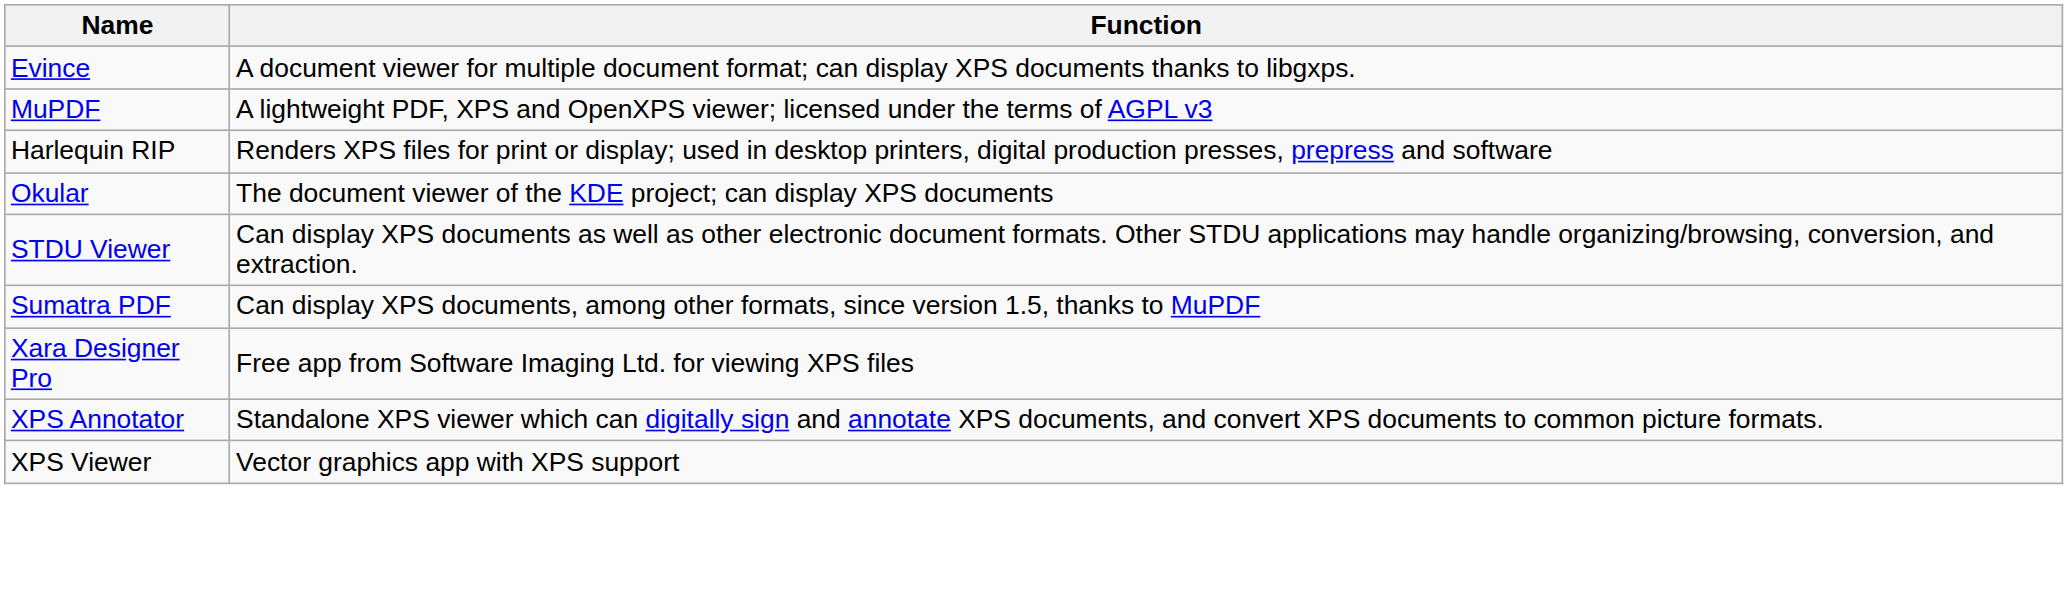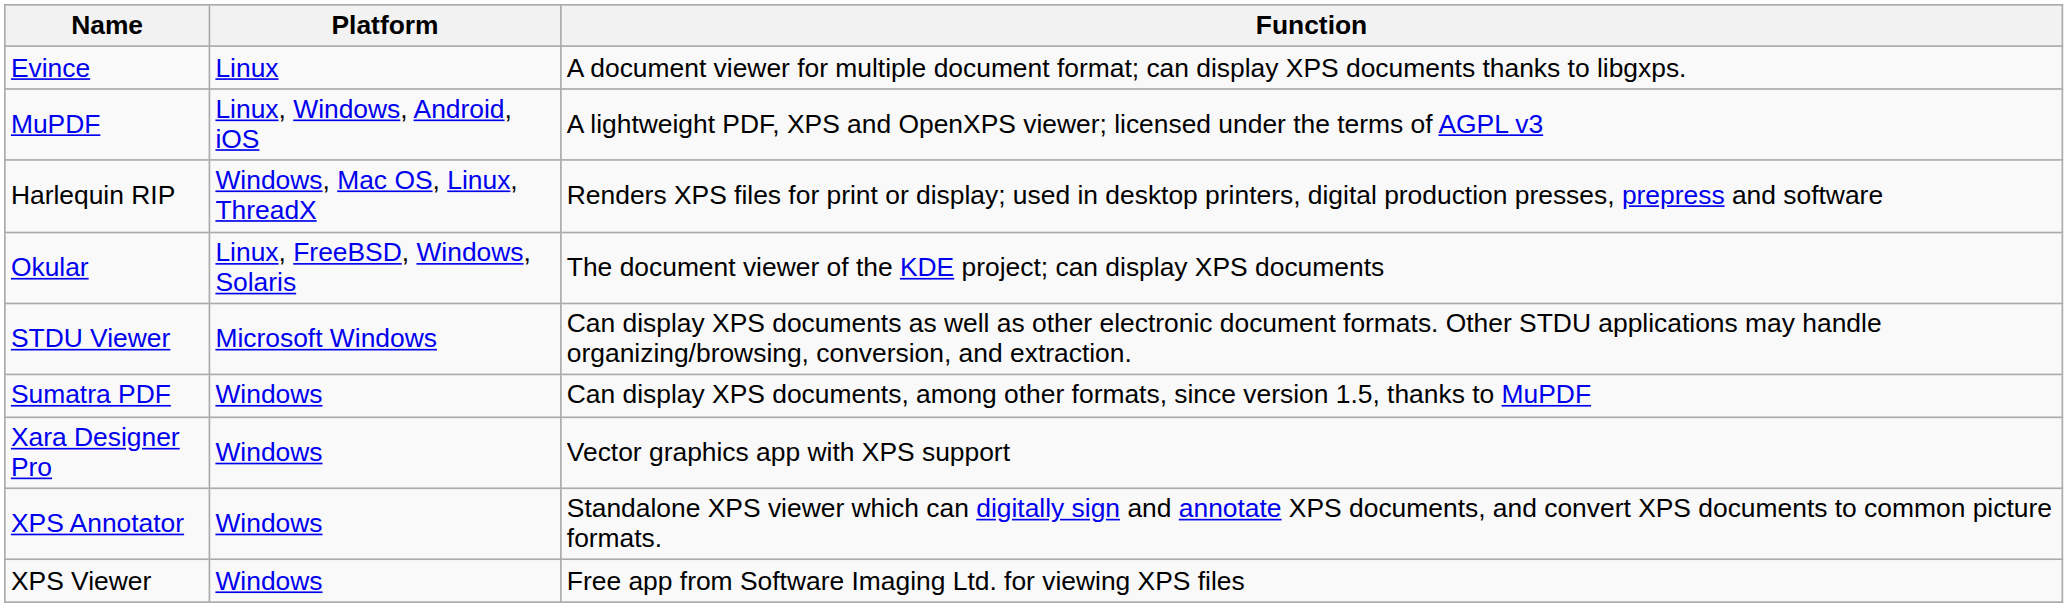+ column: (385, 25)
(575, 363) Free app from Software Imaging Ltd. for viewing XPS files -> (788, 452) Vector graphics app with XPS support
(458, 461) Vector graphics app with XPS support -> (906, 580) Free app from Software Imaging Ltd. for viewing XPS files
